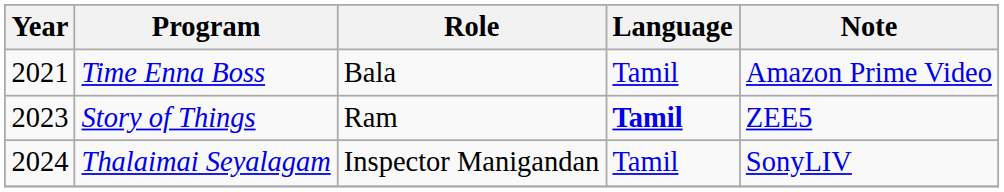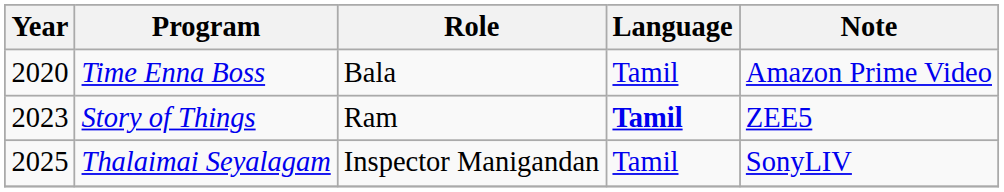(40, 72) 2021 -> (40, 72) 2020
(40, 162) 2024 -> (40, 162) 2025
